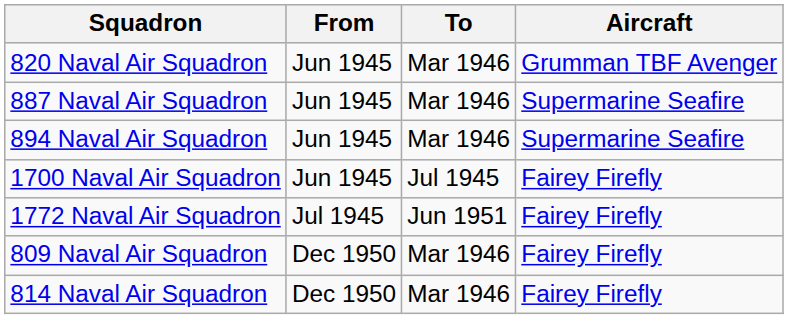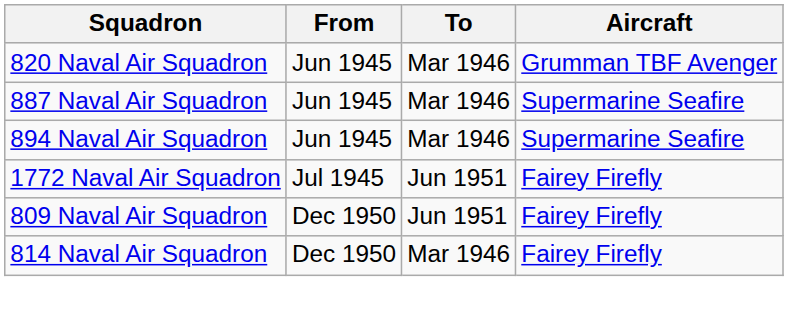- row: (146, 178)
(459, 255) Mar 1946 -> (457, 216) Jun 1951
